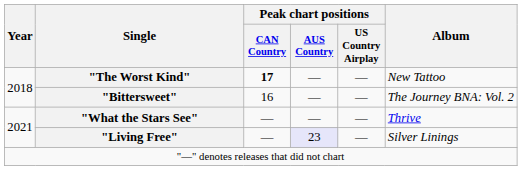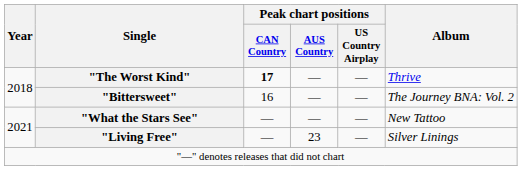(417, 77) New Tattoo -> (404, 77) Thrive
(404, 117) Thrive -> (417, 117) New Tattoo
(314, 137) lavender background -> (314, 137) no background
